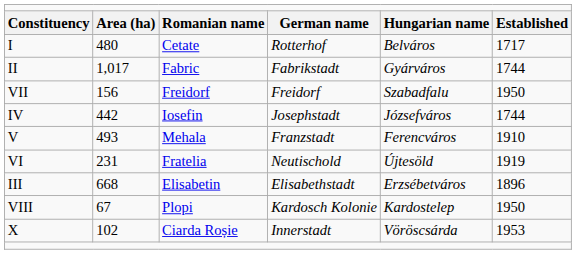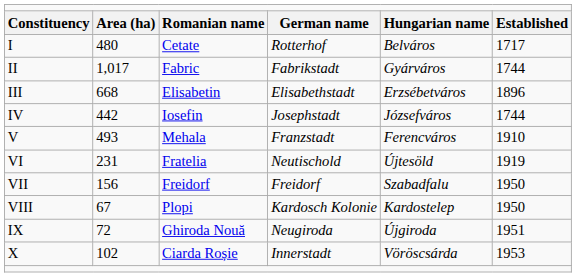rows swapped: (15, 184) <-> (18, 92)
+ row: (15, 230)
